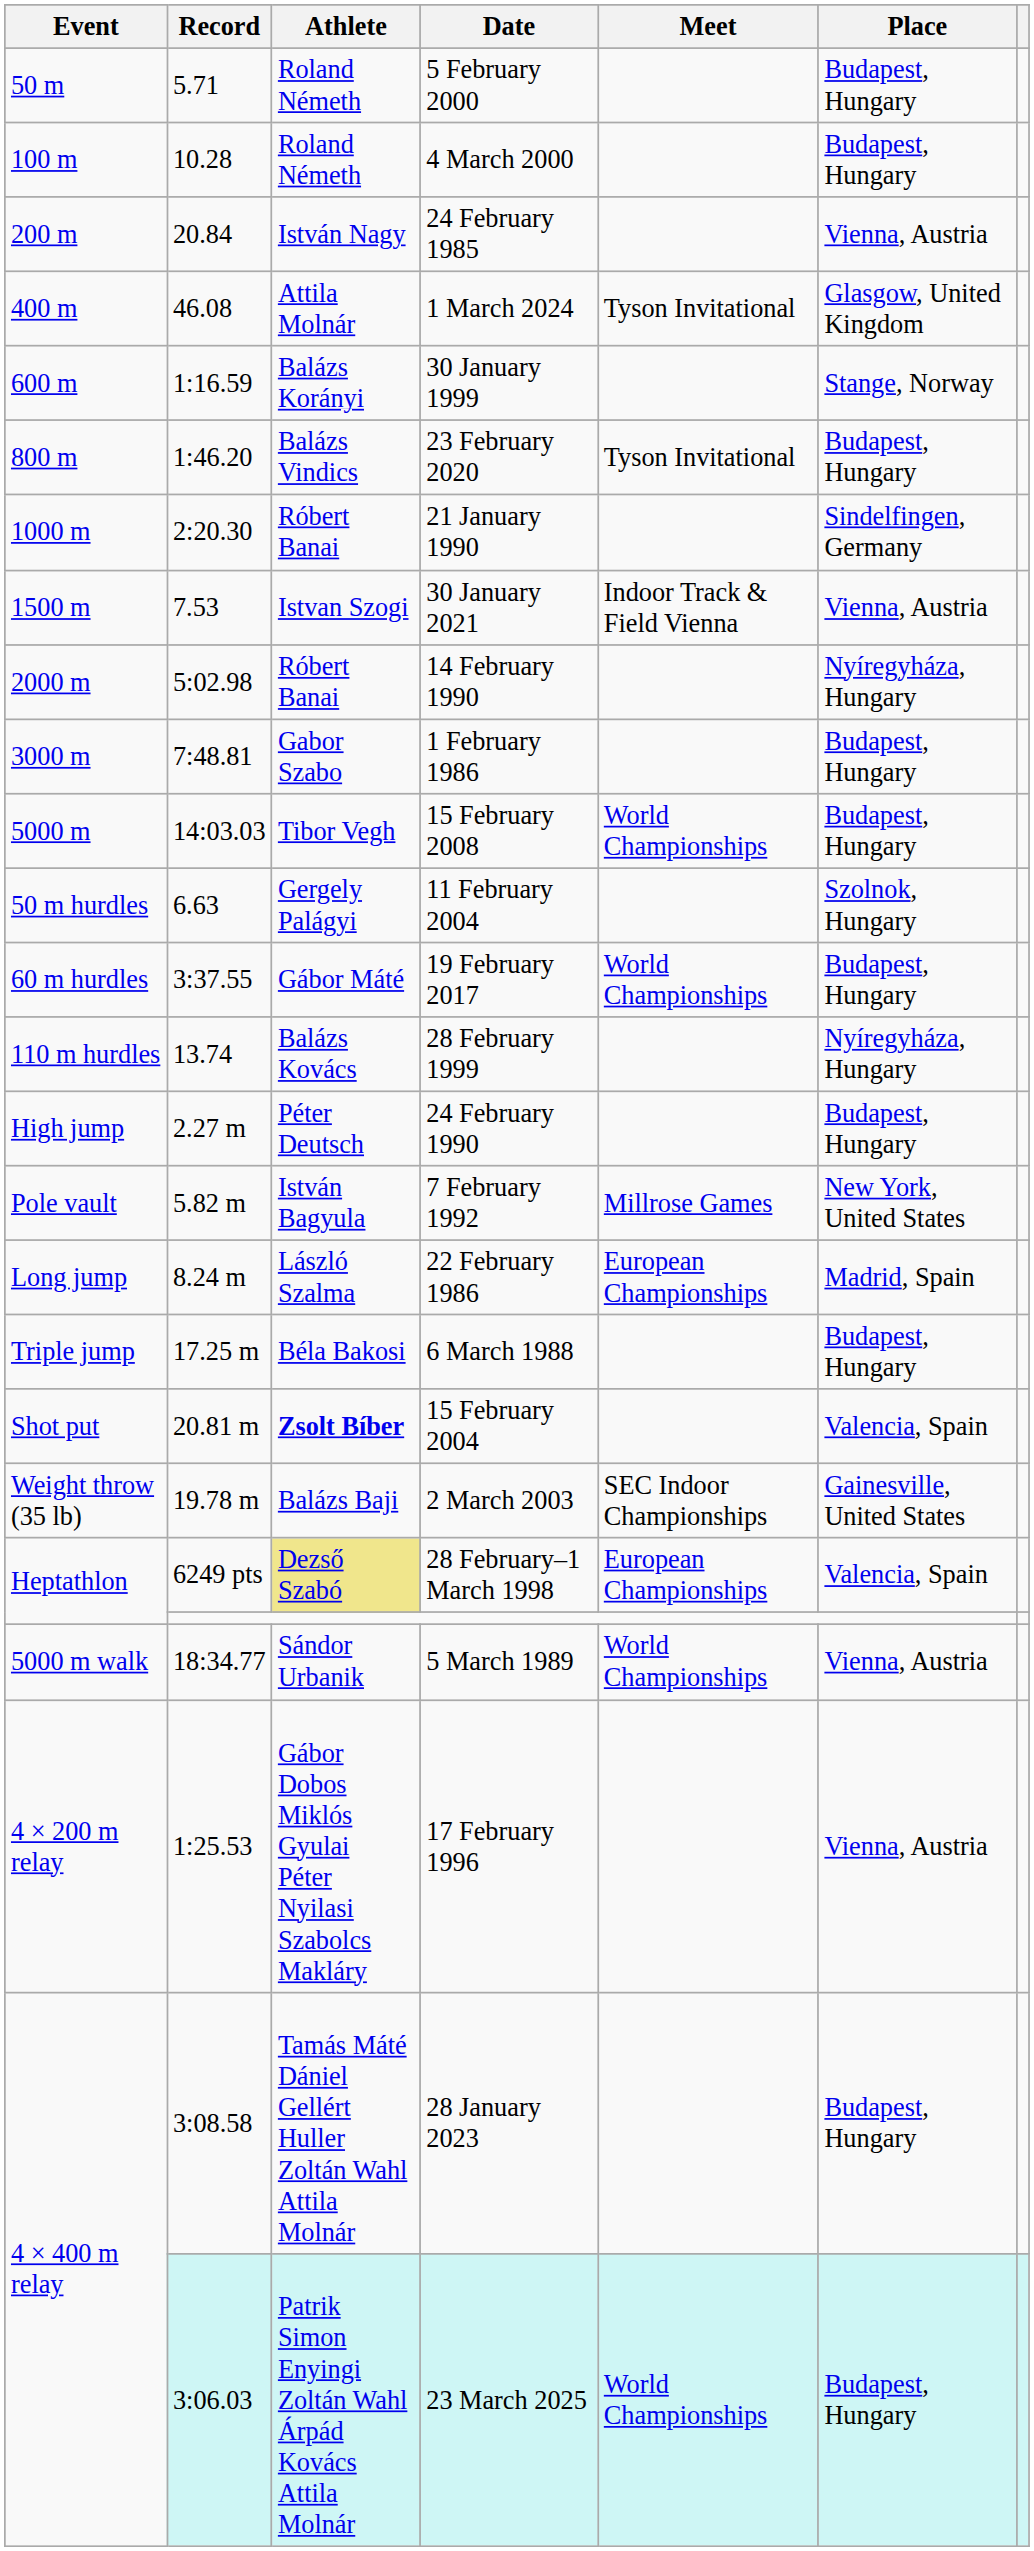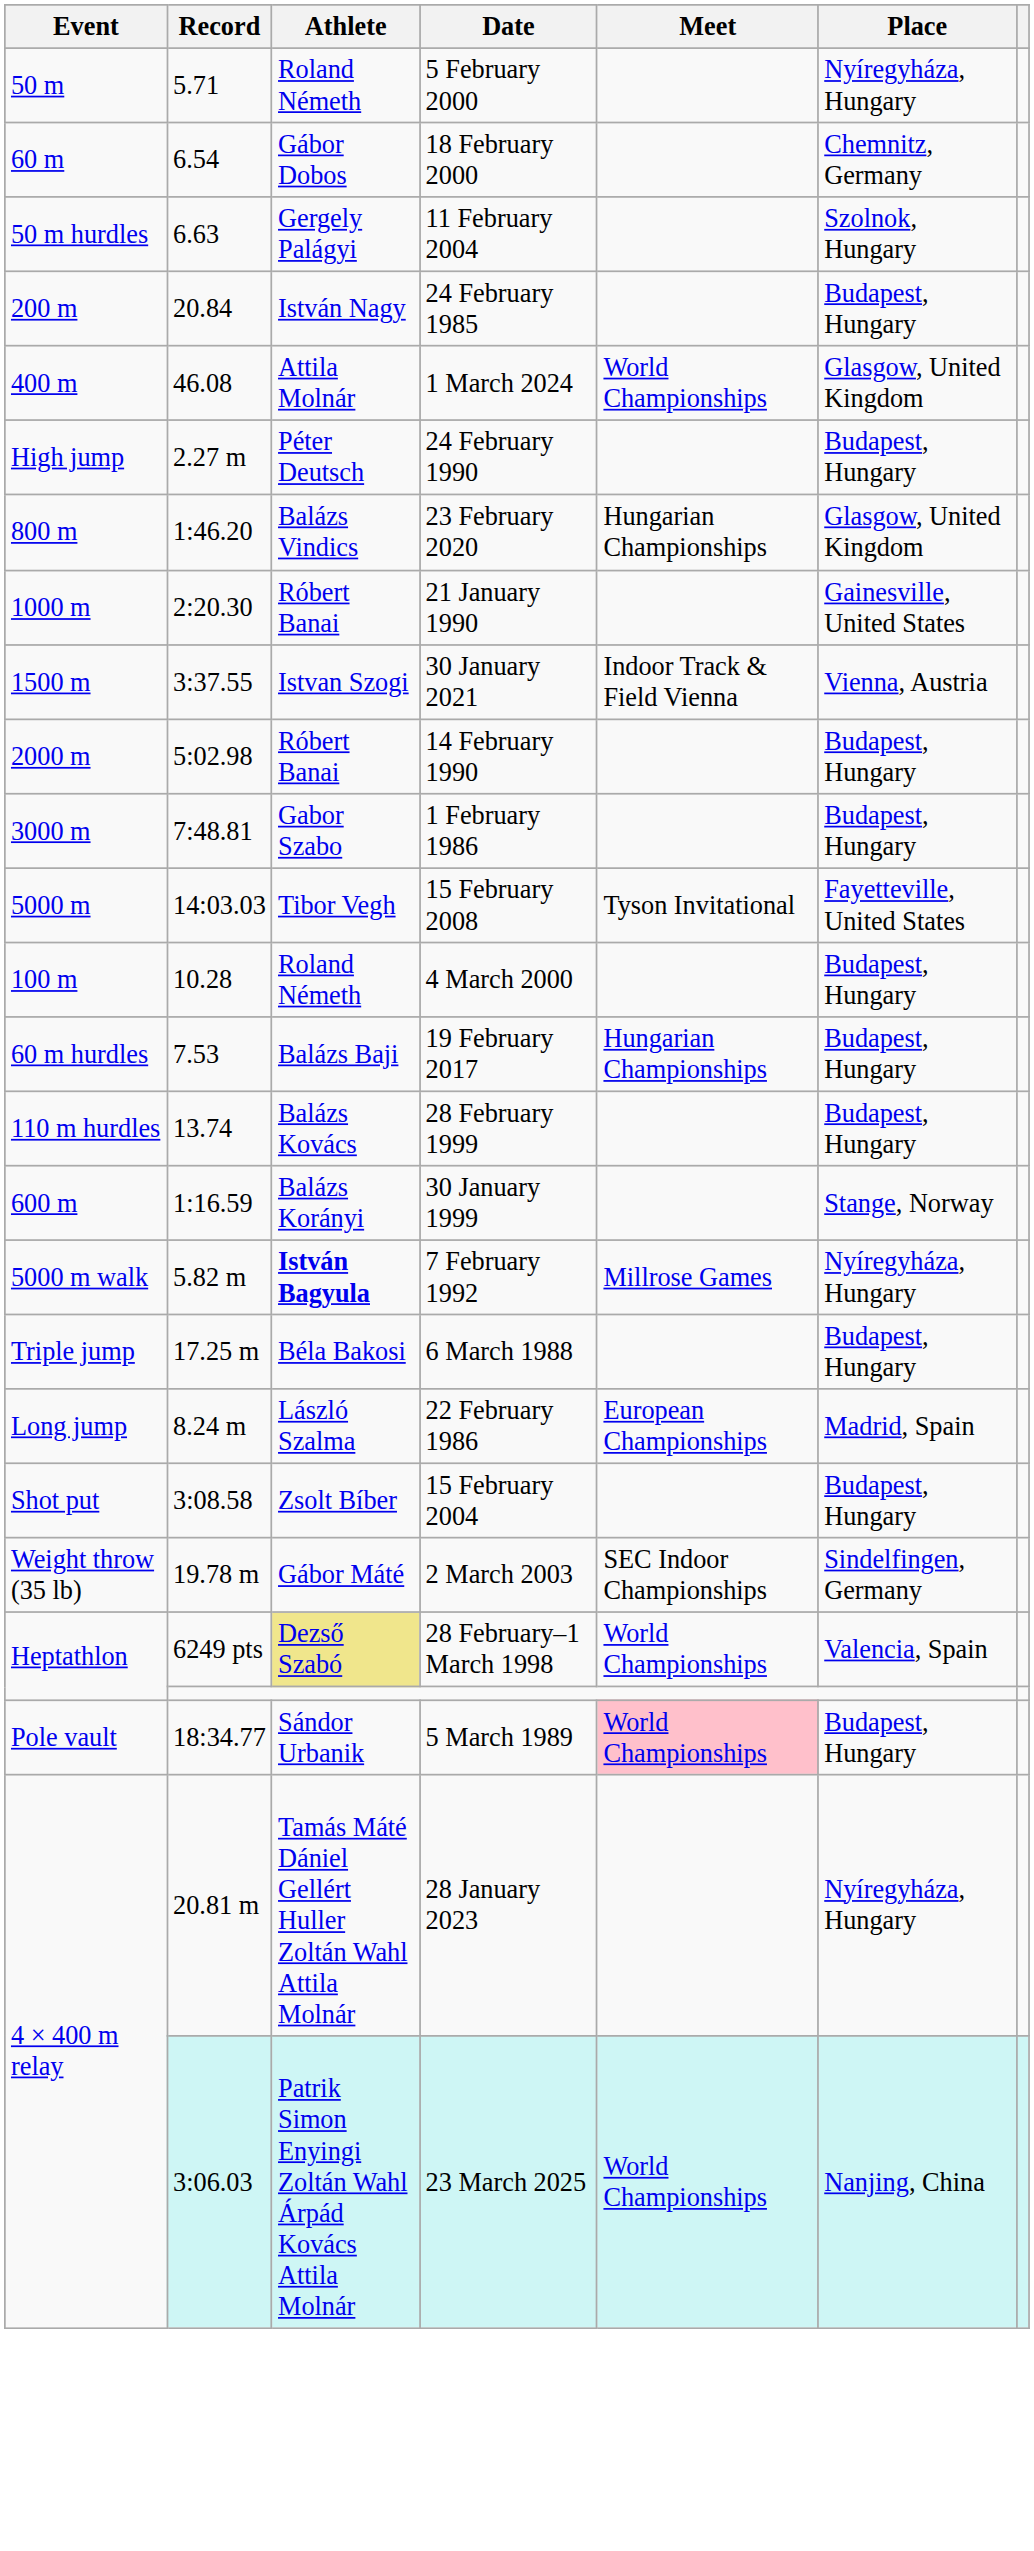(877, 85) Budapest, Hungary -> (895, 85) Nyíregyháza, Hungary
+ row: (489, 159)
rows swapped: (500, 159) <-> (490, 904)
(906, 234) Vienna, Austria -> (876, 308) Budapest, Hungary
(700, 308) Tyson Invitational -> (685, 383) World Championships
rows swapped: (484, 383) <-> (490, 1128)
(700, 457) Tyson Invitational -> (685, 532) Hungarian Championships
(877, 457) Budapest, Hungary -> (912, 532) Glasgow, United Kingdom
(895, 532) Sindelfingen, Germany -> (895, 606) Gainesville, United States
(196, 606) 7.53 -> (213, 681) 3:37.55
(895, 681) Nyíregyháza, Hungary -> (876, 755) Budapest, Hungary
(686, 830) World Championships -> (699, 904) Tyson Invitational
(877, 830) Budapest, Hungary -> (895, 904) Fayetteville, United States
(213, 979) 3:37.55 -> (196, 1053) 7.53
(341, 979) Gábor Máté -> (338, 1053) Balázs Baji
(686, 979) World Championships -> (685, 1053) Hungarian Championships
(895, 1053) Nyíregyháza, Hungary -> (876, 1128) Budapest, Hungary
(64, 1202) Pole vault -> (80, 1277) 5000 m walk
(322, 1202) normal -> (324, 1277) bold
(895, 1202) New York, United States -> (895, 1277) Nyíregyháza, Hungary
rows swapped: (490, 1277) <-> (500, 1351)
(216, 1426) 20.81 m -> (213, 1500) 3:08.58
(341, 1426) bold -> (337, 1500) normal
(906, 1426) Valencia, Spain -> (876, 1500) Budapest, Hungary
(338, 1500) Balázs Baji -> (341, 1575) Gábor Máté
(895, 1500) Gainesville, United States -> (895, 1575) Sindelfingen, Germany
(686, 1575) European Championships -> (685, 1649) World Championships
(80, 1661) 5000 m walk -> (64, 1736) Pole vault
(686, 1661) no background -> (685, 1736) pink background
(906, 1661) Vienna, Austria -> (876, 1736) Budapest, Hungary
- row: (490, 1845)
(213, 2122) 3:08.58 -> (216, 1904) 20.81 m
(877, 2122) Budapest, Hungary -> (895, 1904) Nyíregyháza, Hungary
(877, 2399) Budapest, Hungary -> (905, 2181) Nanjing, China
